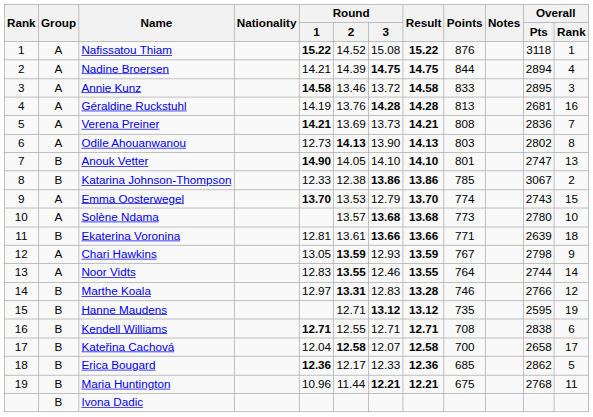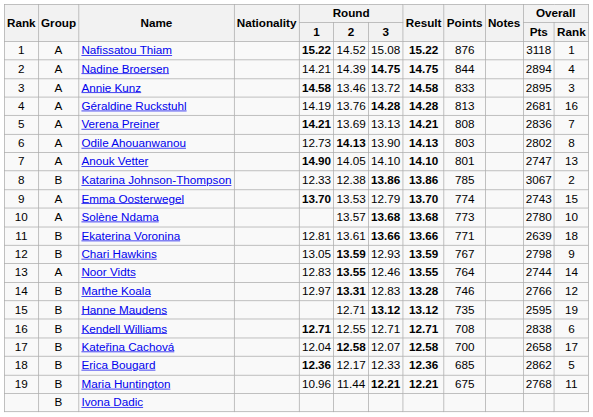(386, 124) 13.73 -> (386, 124) 13.13
(59, 161) B -> (59, 161) A
(59, 254) A -> (59, 254) B
